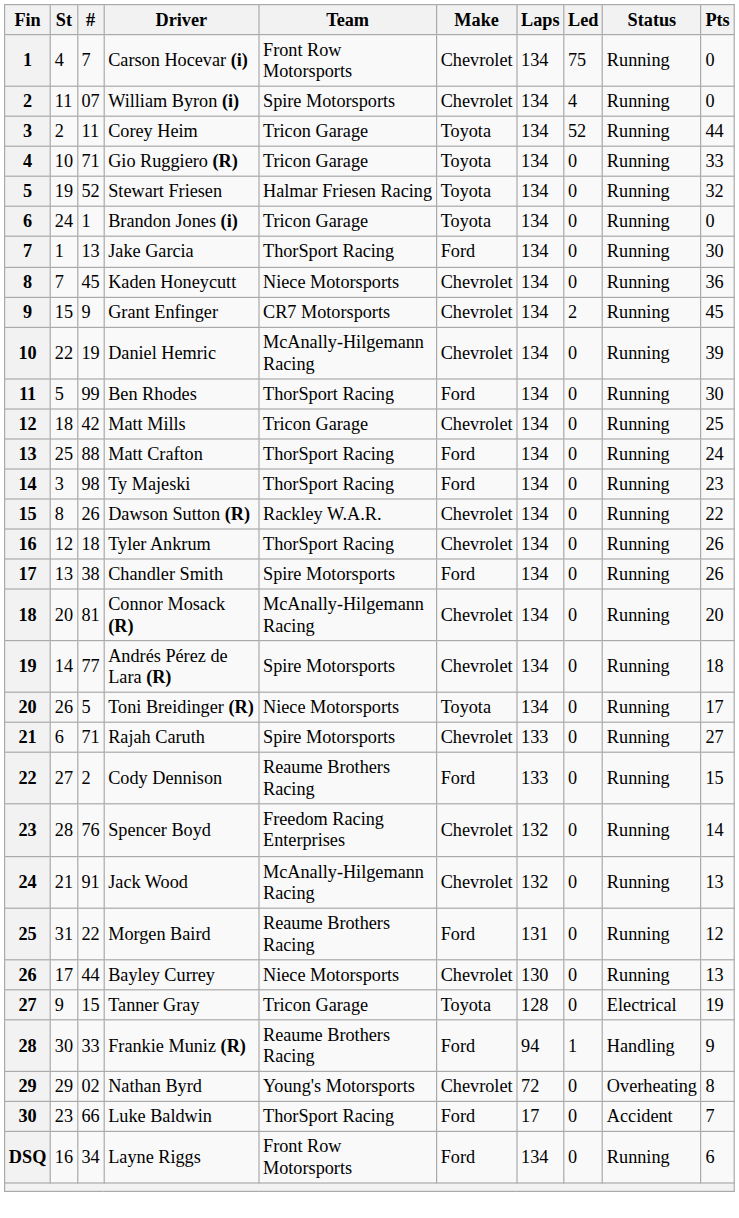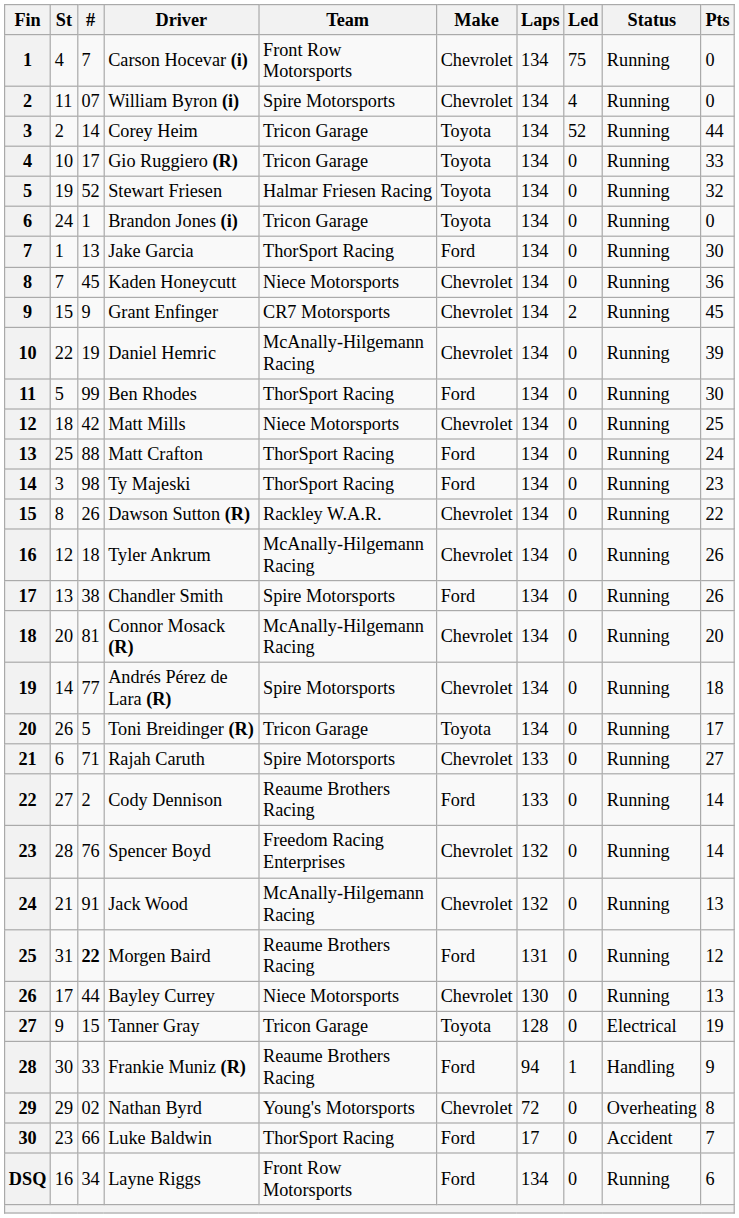(90, 131) 11 -> (91, 131) 14
(91, 161) 71 -> (91, 161) 17
(316, 423) Tricon Garage -> (331, 423) Niece Motorsports
(329, 544) ThorSport Racing -> (343, 554) McAnally-Hilgemann Racing
(331, 707) Niece Motorsports -> (316, 729) Tricon Garage
(715, 778) 15 -> (715, 800) 14
(91, 933) normal -> (91, 955) bold
